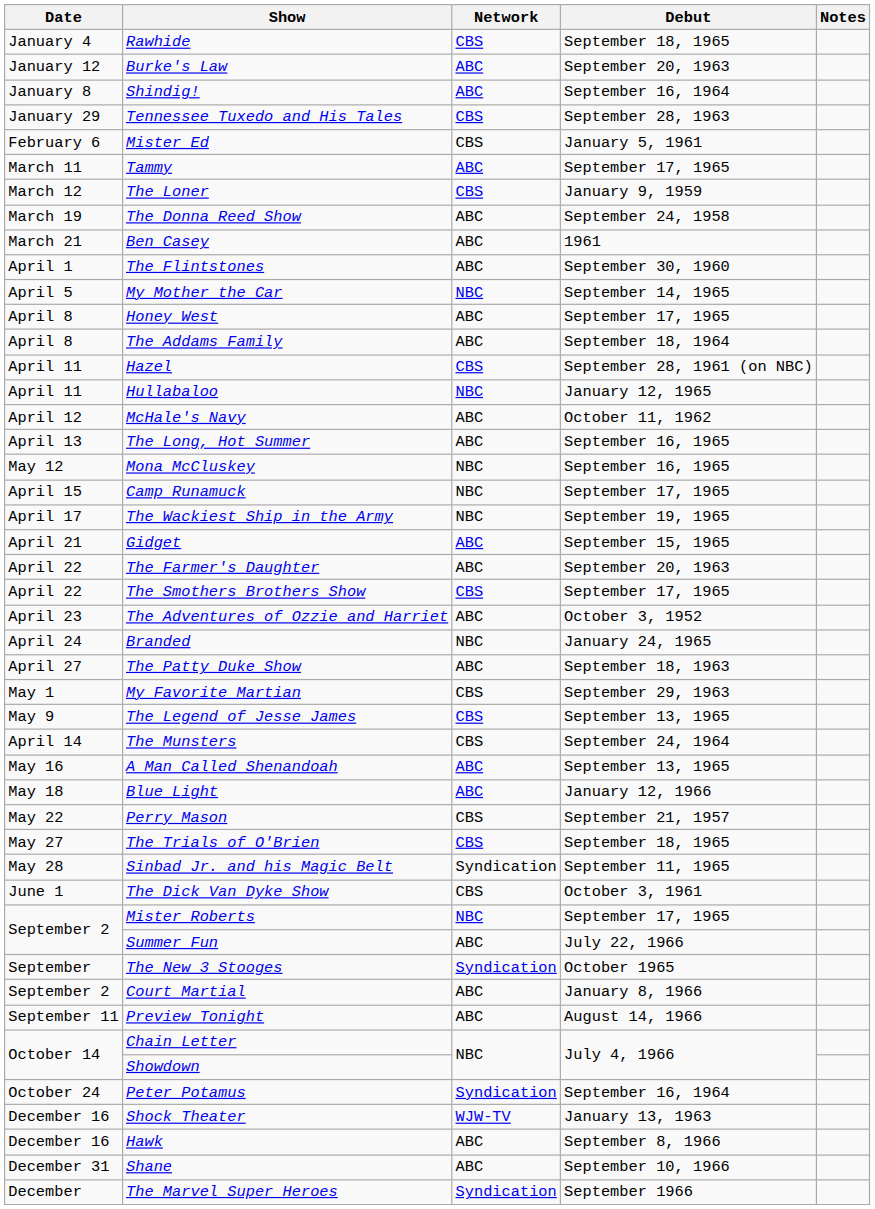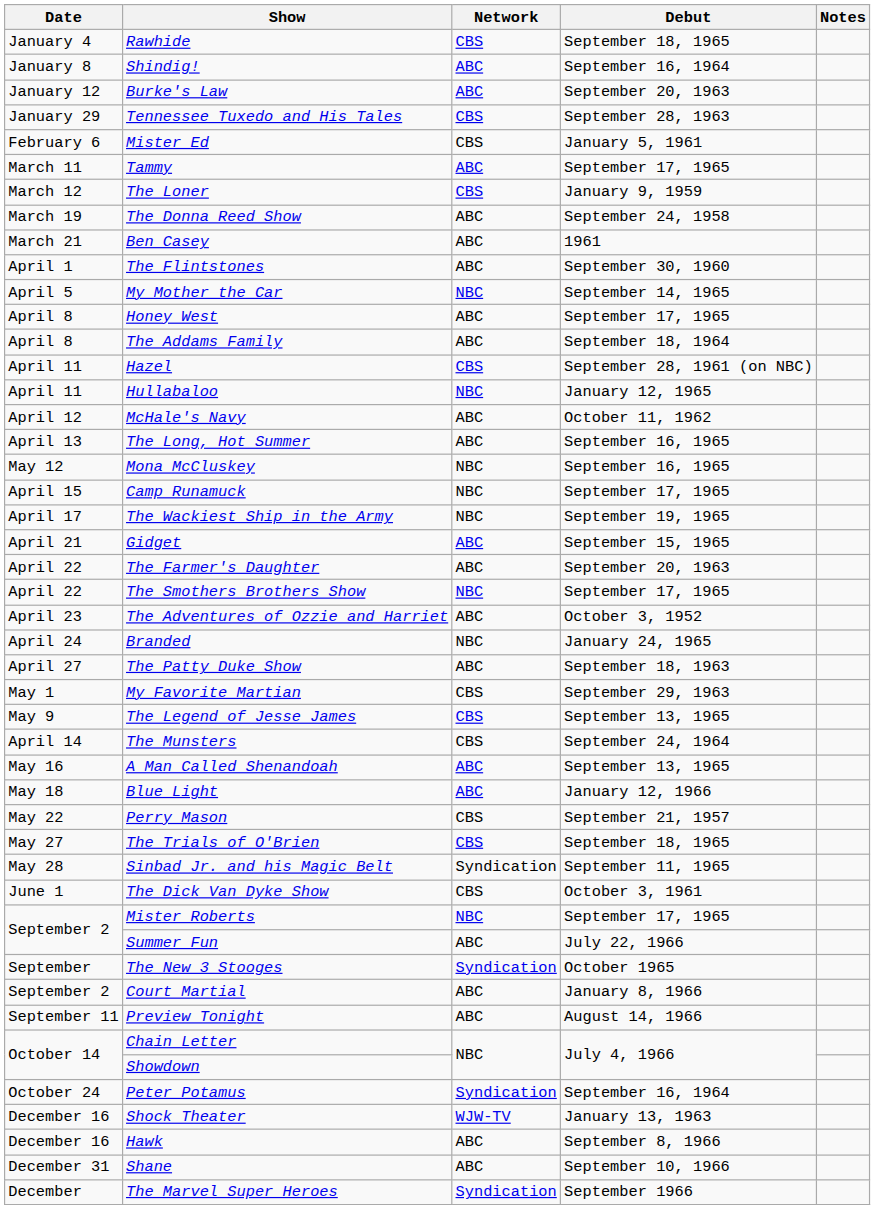rows swapped: (163, 92) <-> (177, 67)
(469, 592) CBS -> (469, 592) NBC
